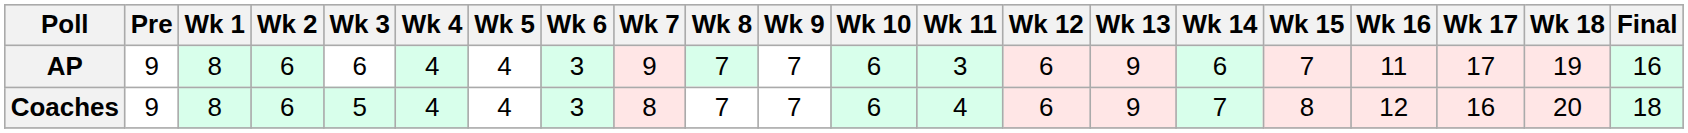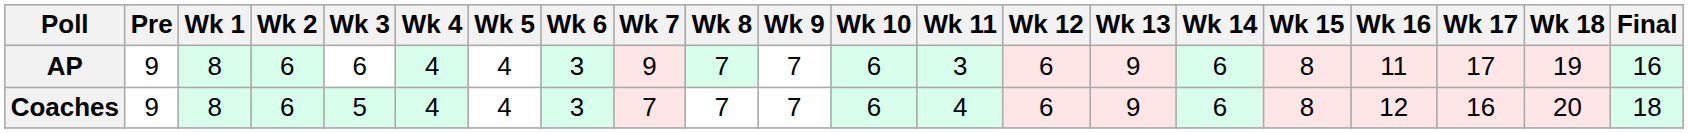(1307, 66) 7 -> (1307, 66) 8
(649, 107) 8 -> (649, 107) 7
(1220, 107) 7 -> (1220, 107) 6
